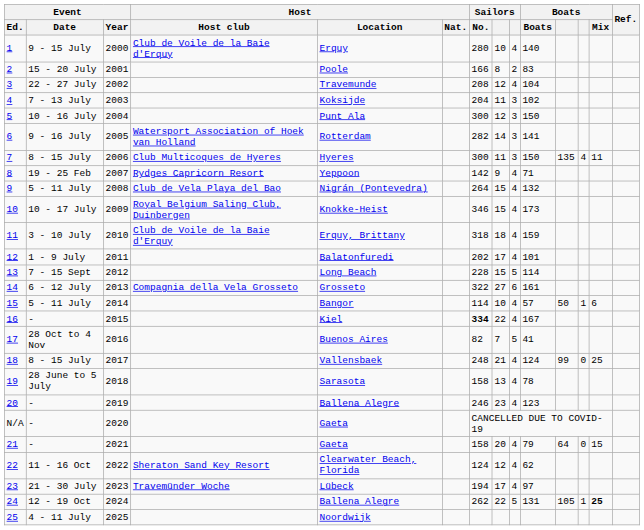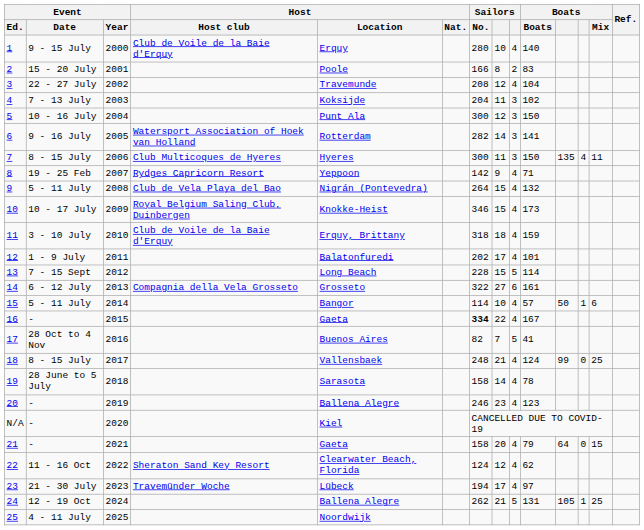(331, 319) Kiel -> (334, 319) Gaeta
(500, 382) 13 -> (500, 382) 14
(334, 424) Gaeta -> (331, 424) Kiel
(500, 502) 22 -> (500, 502) 21
(597, 502) bold -> (597, 502) normal
